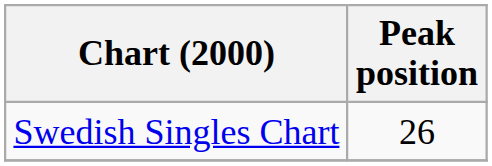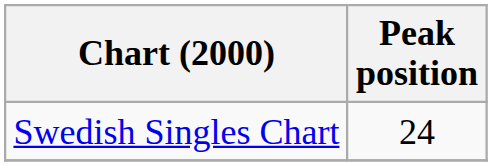(417, 130) 26 -> (417, 130) 24
